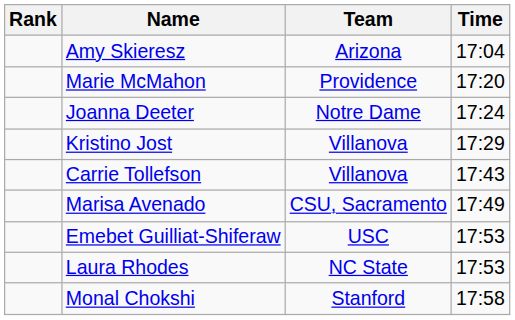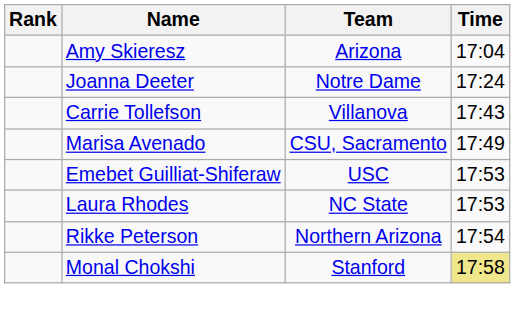- row: (136, 81)
- row: (119, 143)
+ row: (132, 236)
(480, 298) no background -> (480, 267) khaki background
